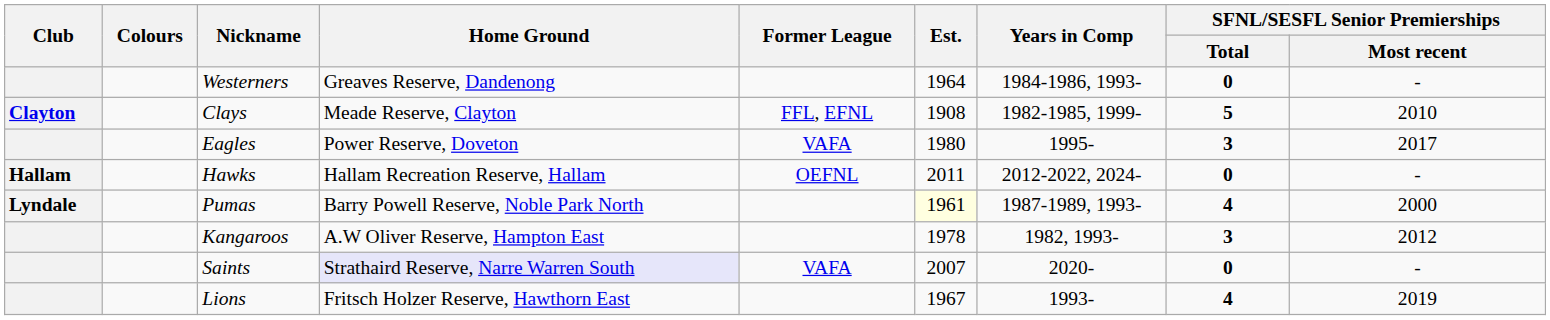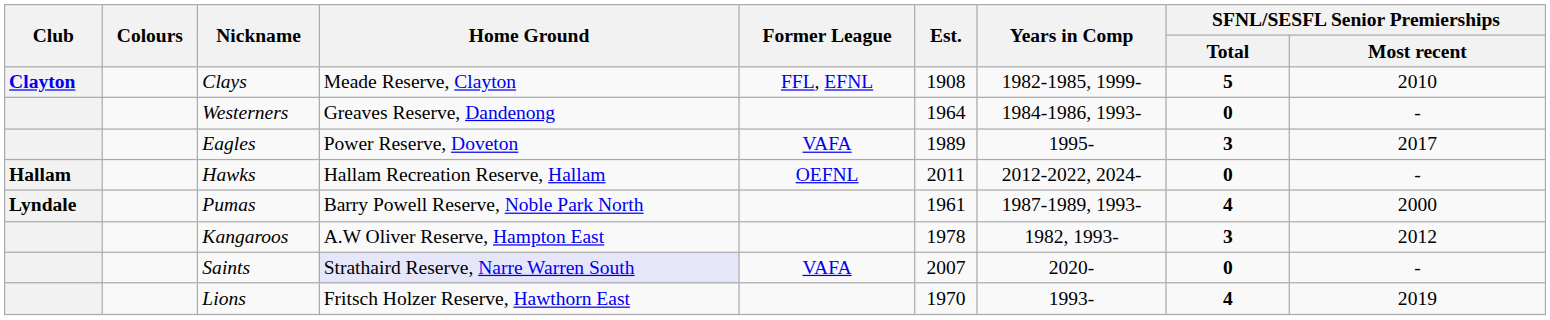rows swapped: (225, 112) <-> (245, 81)
(946, 143) 1980 -> (946, 143) 1989
(946, 205) lightyellow background -> (946, 205) no background
(946, 298) 1967 -> (946, 298) 1970
